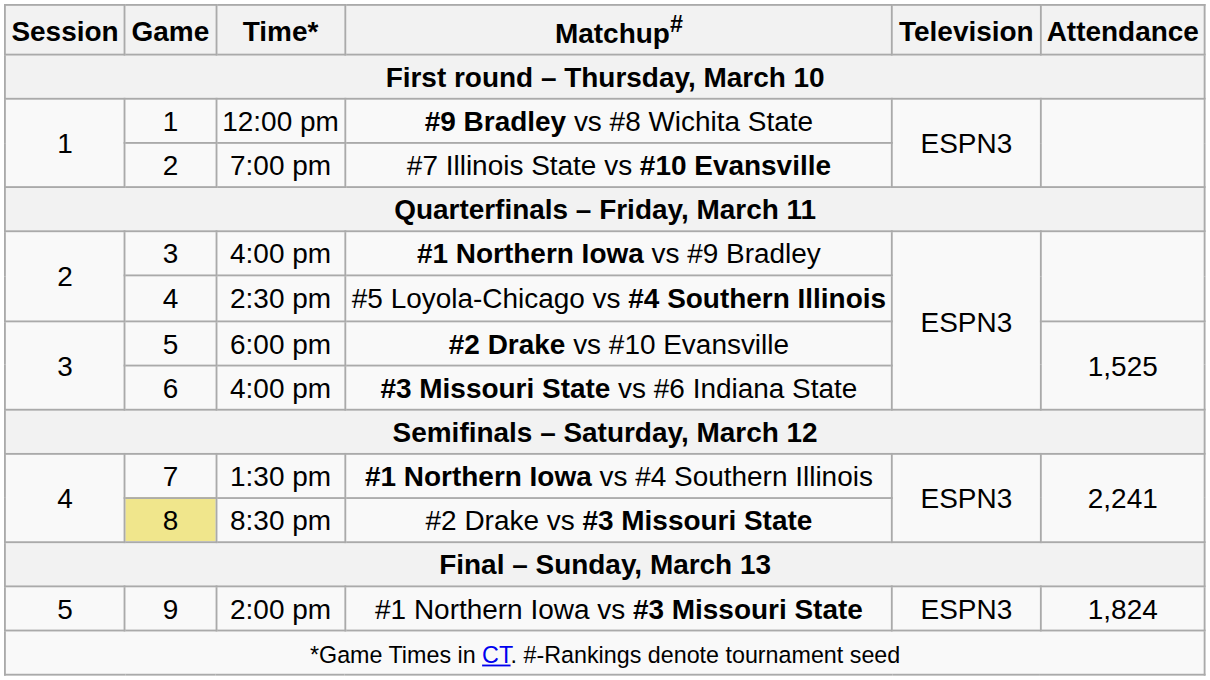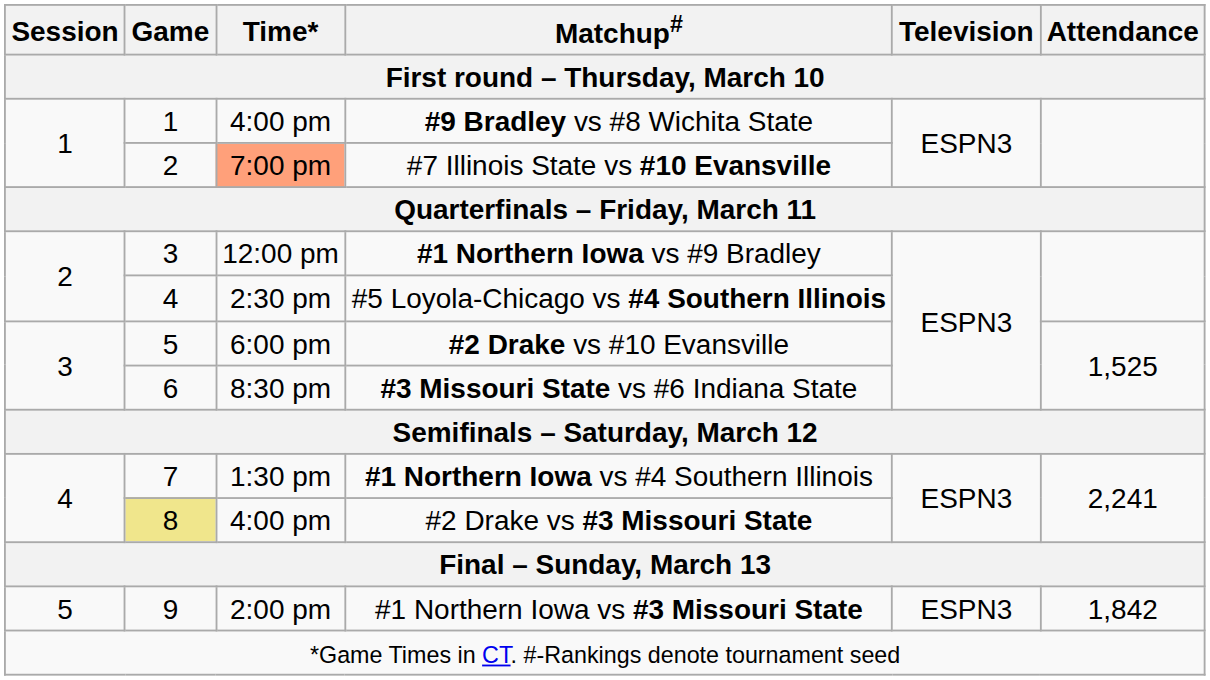(281, 121) 12:00 pm -> (281, 121) 4:00 pm
(281, 166) no background -> (281, 166) lightsalmon background
(281, 254) 4:00 pm -> (281, 254) 12:00 pm
(281, 387) 4:00 pm -> (281, 387) 8:30 pm
(281, 520) 8:30 pm -> (281, 520) 4:00 pm
(1123, 608) 1,824 -> (1123, 608) 1,842
